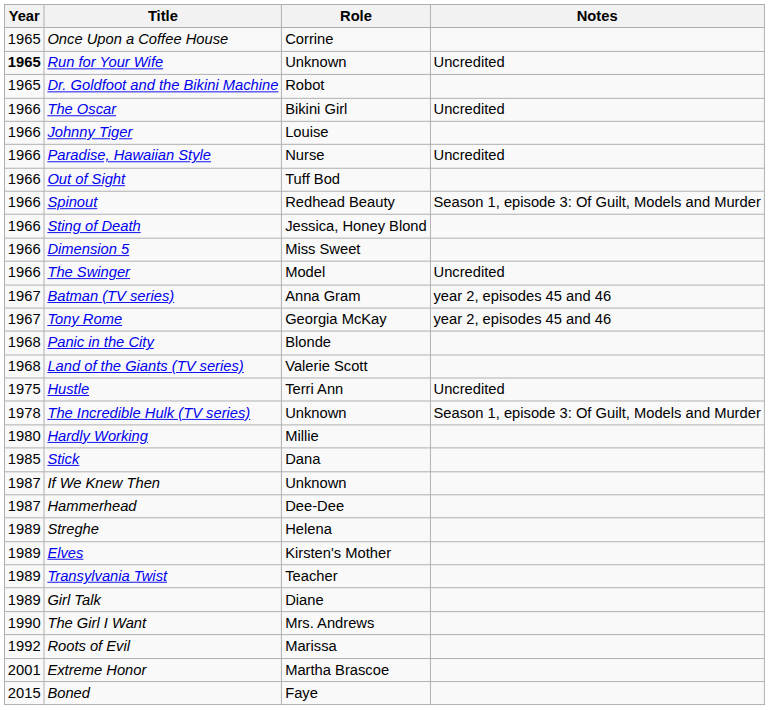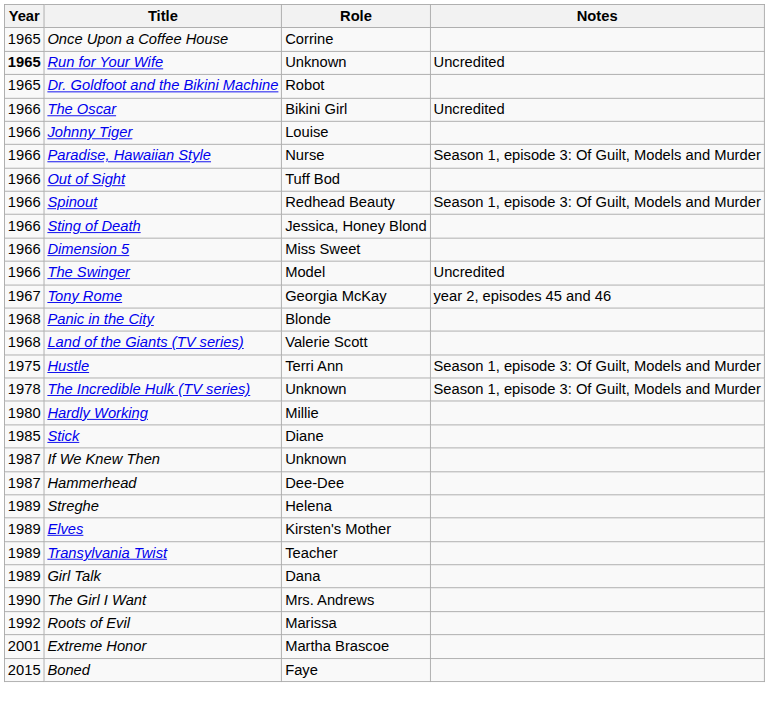(469, 156) Uncredited -> (597, 156) Season 1, episode 3: Of Guilt, Models and Murder
- row: (111, 296)
(469, 389) Uncredited -> (597, 366) Season 1, episode 3: Of Guilt, Models and Murder
(303, 459) Dana -> (304, 436) Diane
(304, 599) Diane -> (303, 576) Dana
